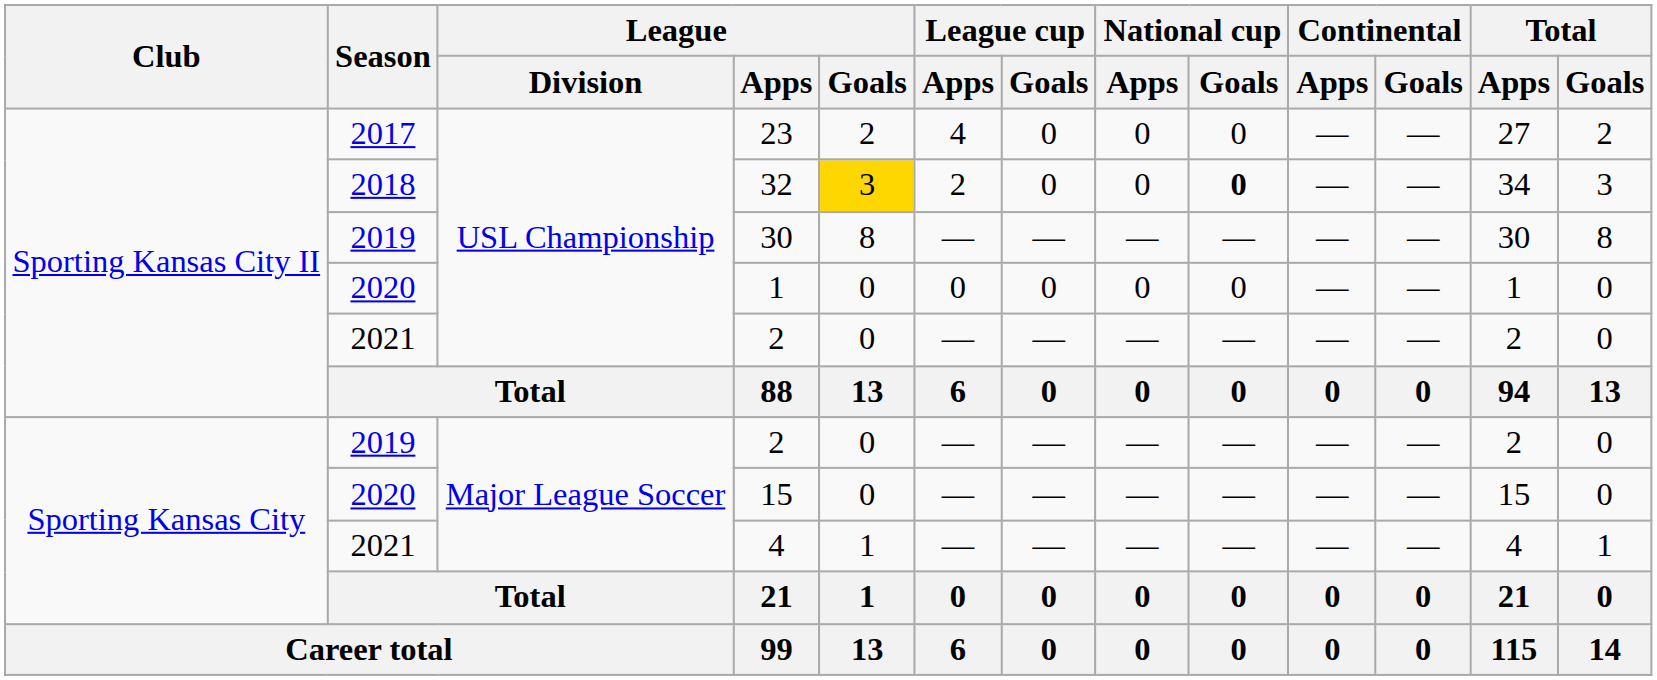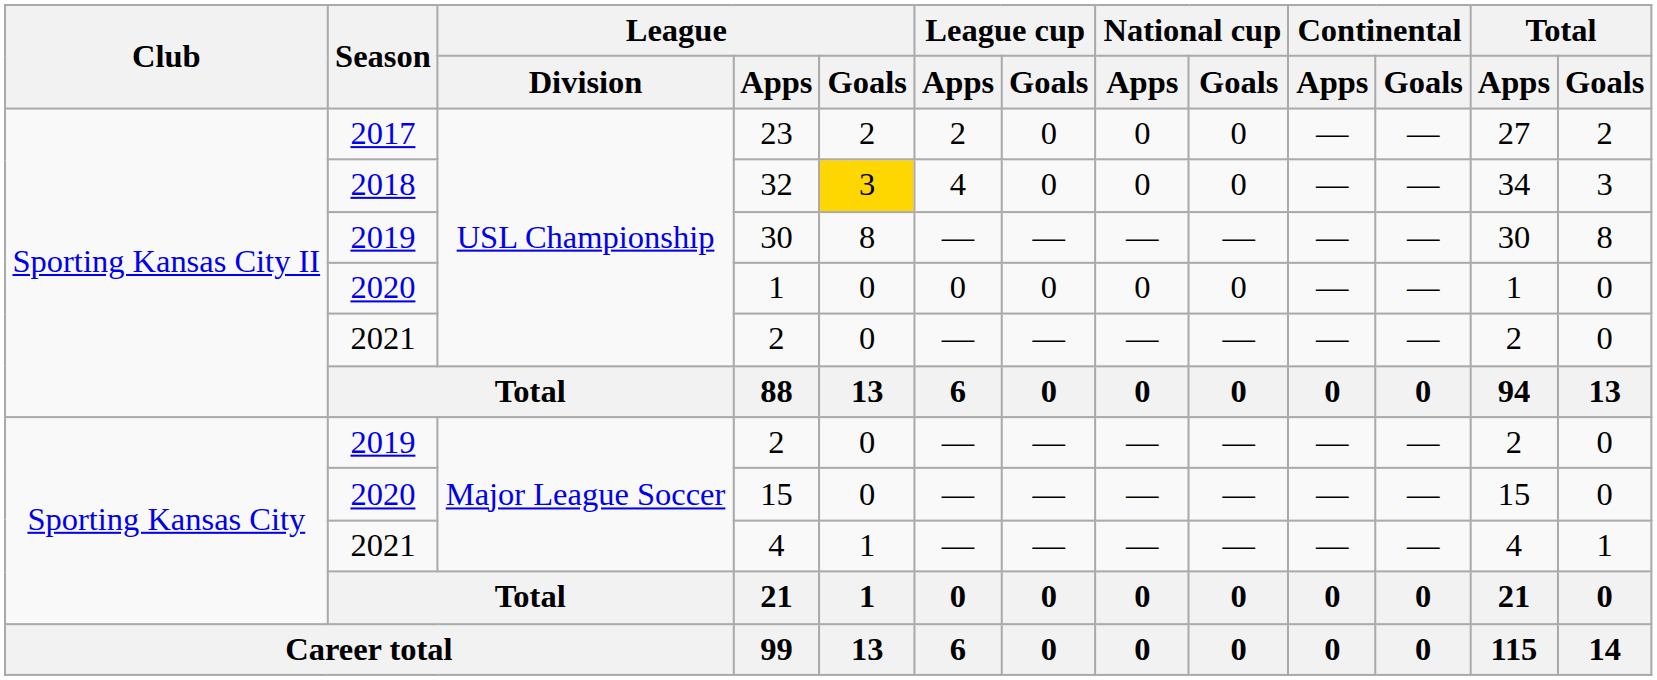(958, 133) 4 -> (958, 133) 2
(958, 184) 2 -> (958, 184) 4
(1239, 184) bold -> (1239, 184) normal
